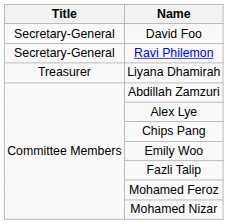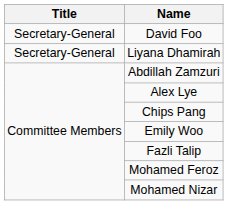- row: (174, 53)
(64, 72) Treasurer -> (64, 53) Secretary-General
